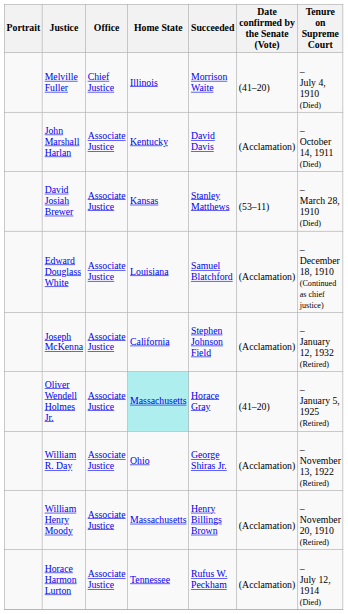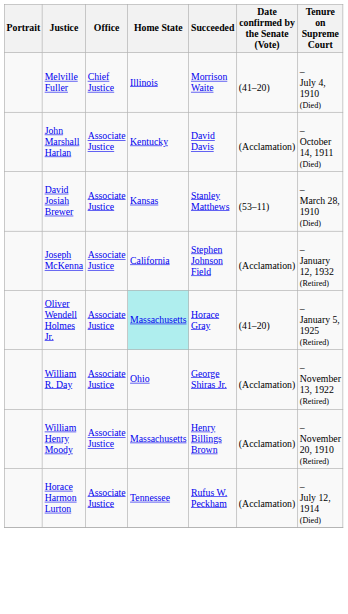- row: (63, 271)
